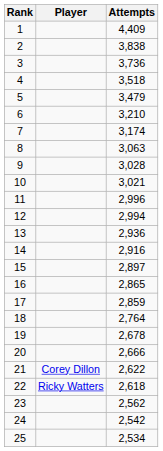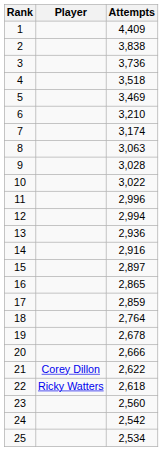(132, 98) 3,479 -> (132, 98) 3,469
(132, 183) 3,021 -> (132, 183) 3,022
(132, 404) 2,562 -> (132, 404) 2,560
